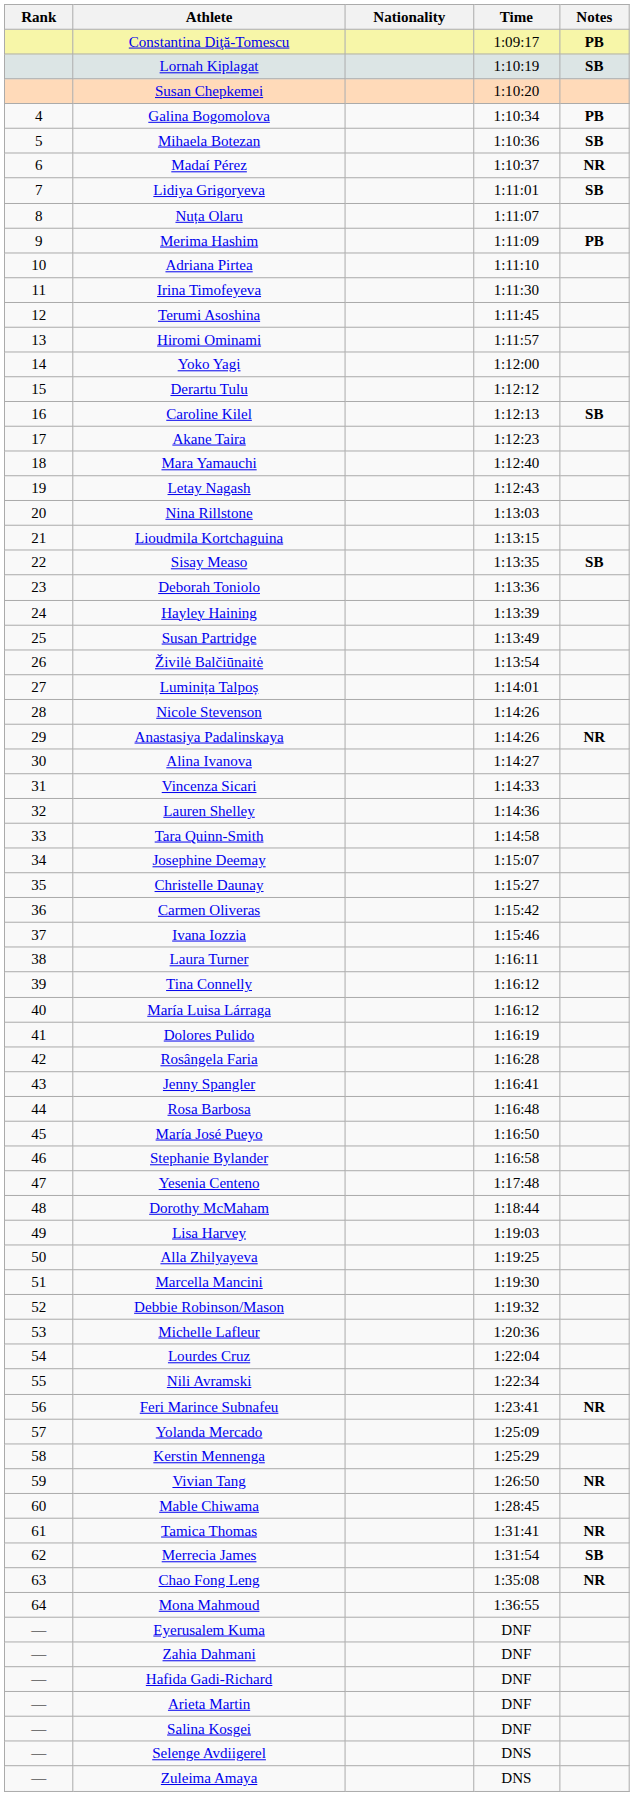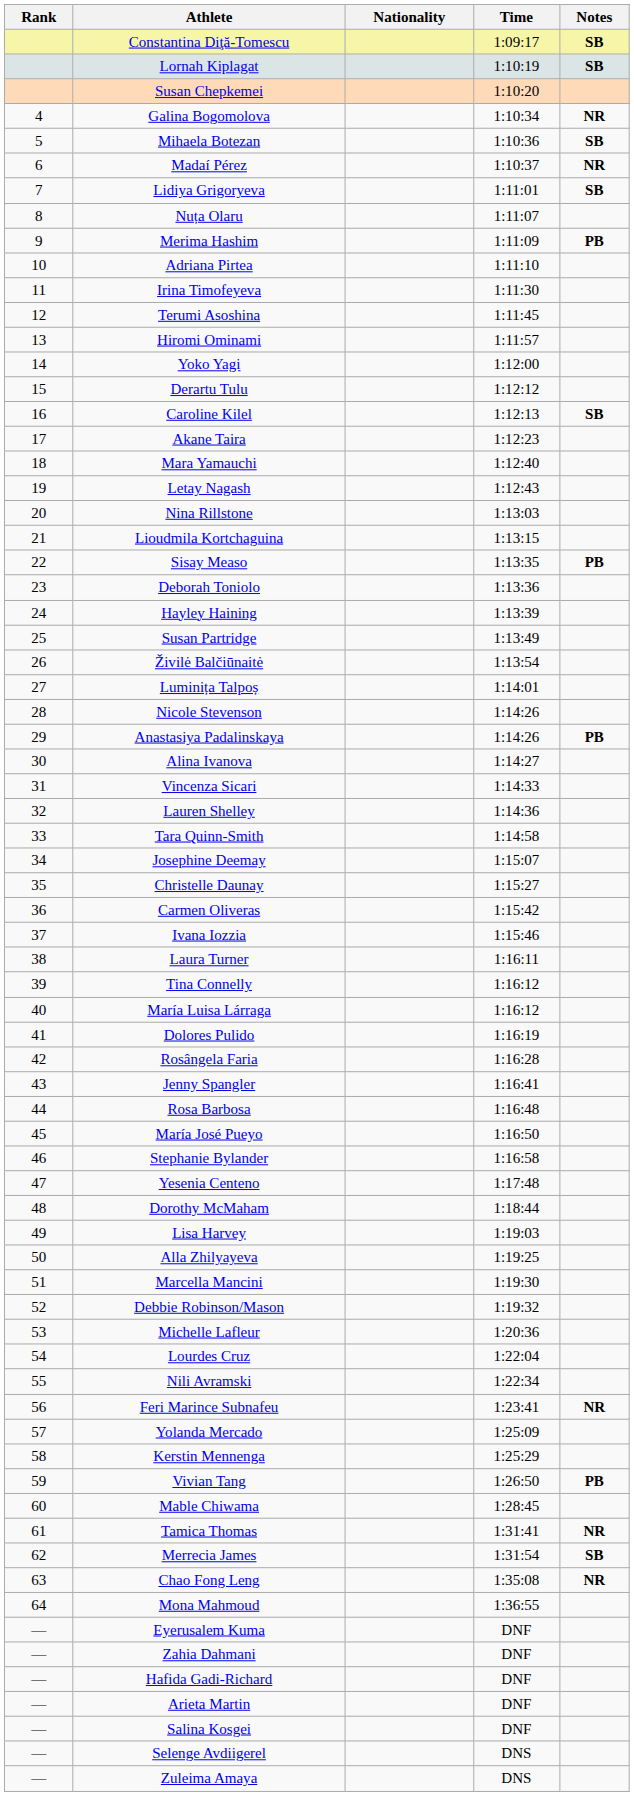(594, 41) PB -> (594, 41) SB
(594, 116) PB -> (594, 116) NR
(594, 562) SB -> (594, 562) PB
(594, 736) NR -> (594, 736) PB
(594, 1480) NR -> (594, 1480) PB
